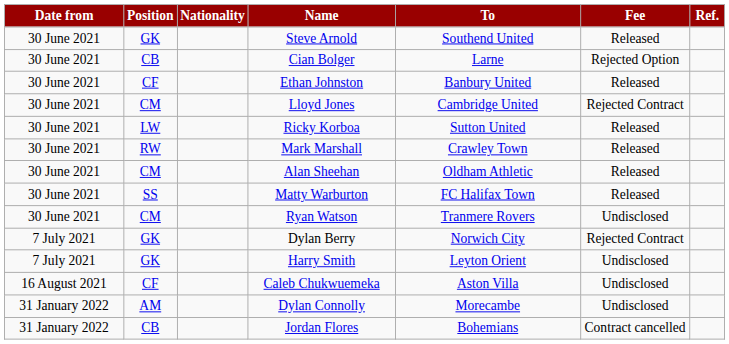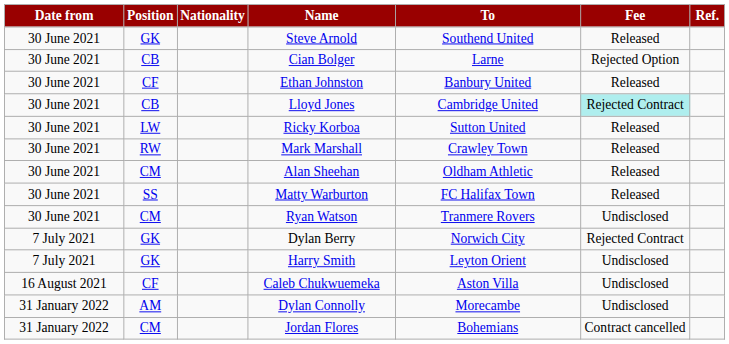(150, 105) CM -> (150, 105) CB
(635, 105) no background -> (635, 105) paleturquoise background
(150, 328) CB -> (150, 328) CM
